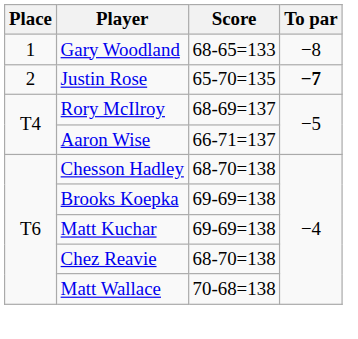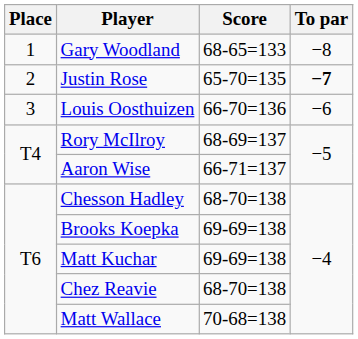+ row: (127, 109)
